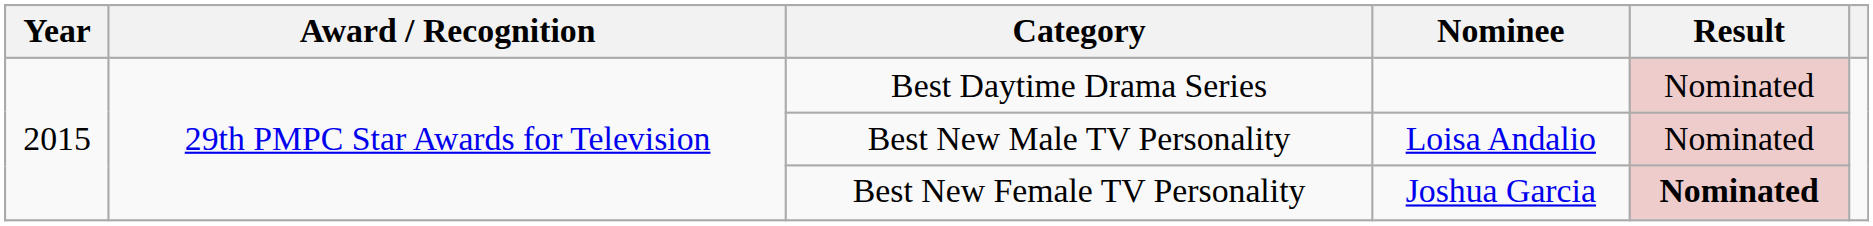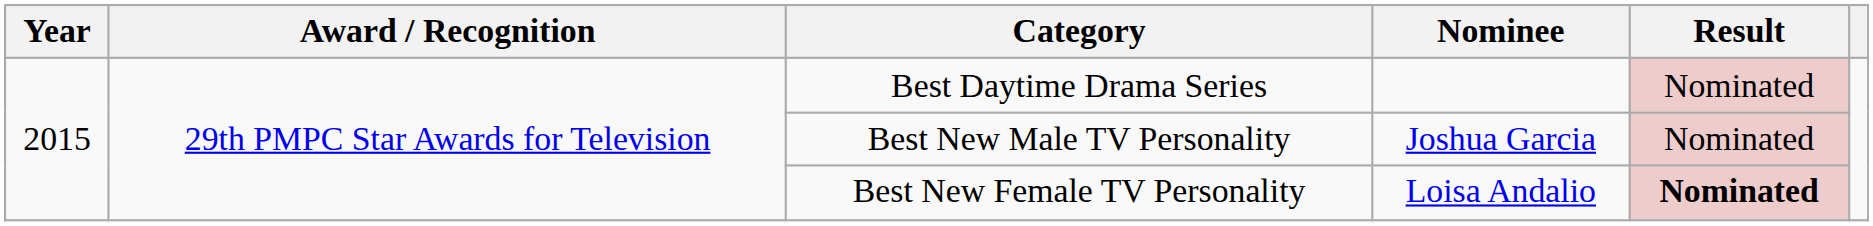(1501, 138) Loisa Andalio -> (1501, 138) Joshua Garcia
(1501, 191) Joshua Garcia -> (1501, 191) Loisa Andalio
